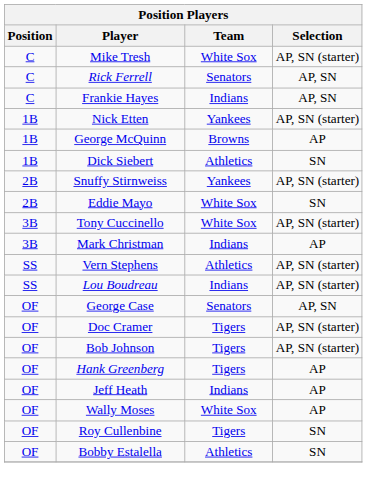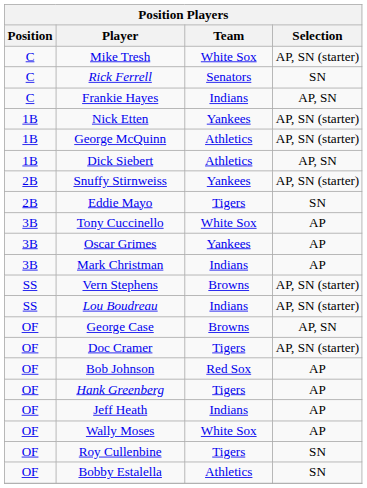(318, 77) AP, SN -> (318, 77) SN
(229, 139) Browns -> (229, 139) Athletics
(318, 139) AP -> (318, 139) AP, SN (starter)
(318, 160) SN -> (318, 160) AP, SN
(229, 202) White Sox -> (229, 202) Tigers
(318, 222) AP, SN (starter) -> (318, 222) AP
+ row: (120, 243)
(229, 264) Athletics -> (229, 285) Browns
(229, 306) Senators -> (229, 327) Browns
(229, 347) Tigers -> (229, 368) Red Sox
(318, 347) AP, SN (starter) -> (318, 368) AP
